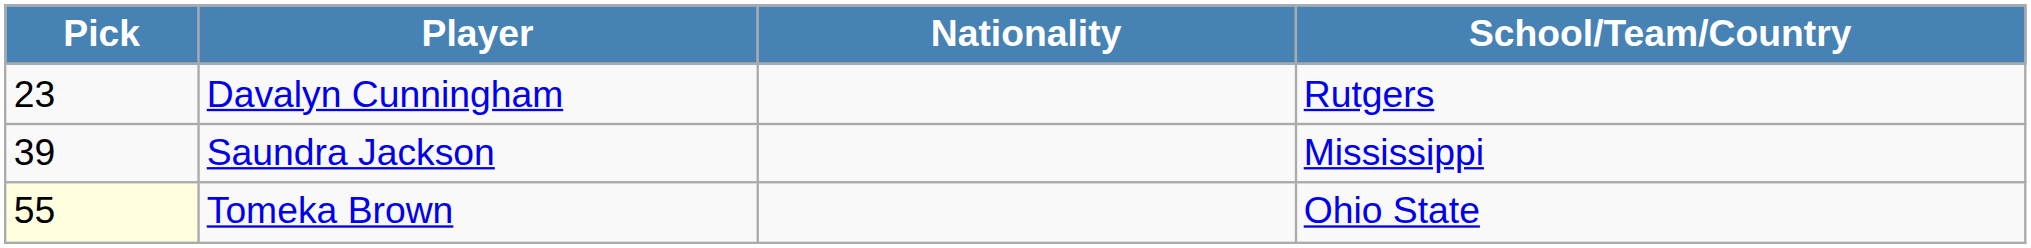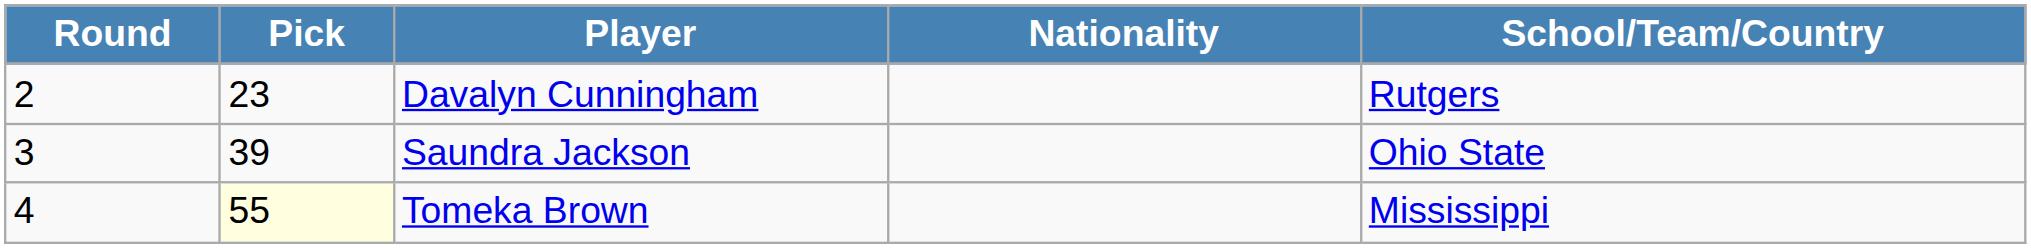+ column: (113, 34)
(1394, 152) Mississippi -> (1457, 152) Ohio State
(1392, 211) Ohio State -> (1459, 211) Mississippi
